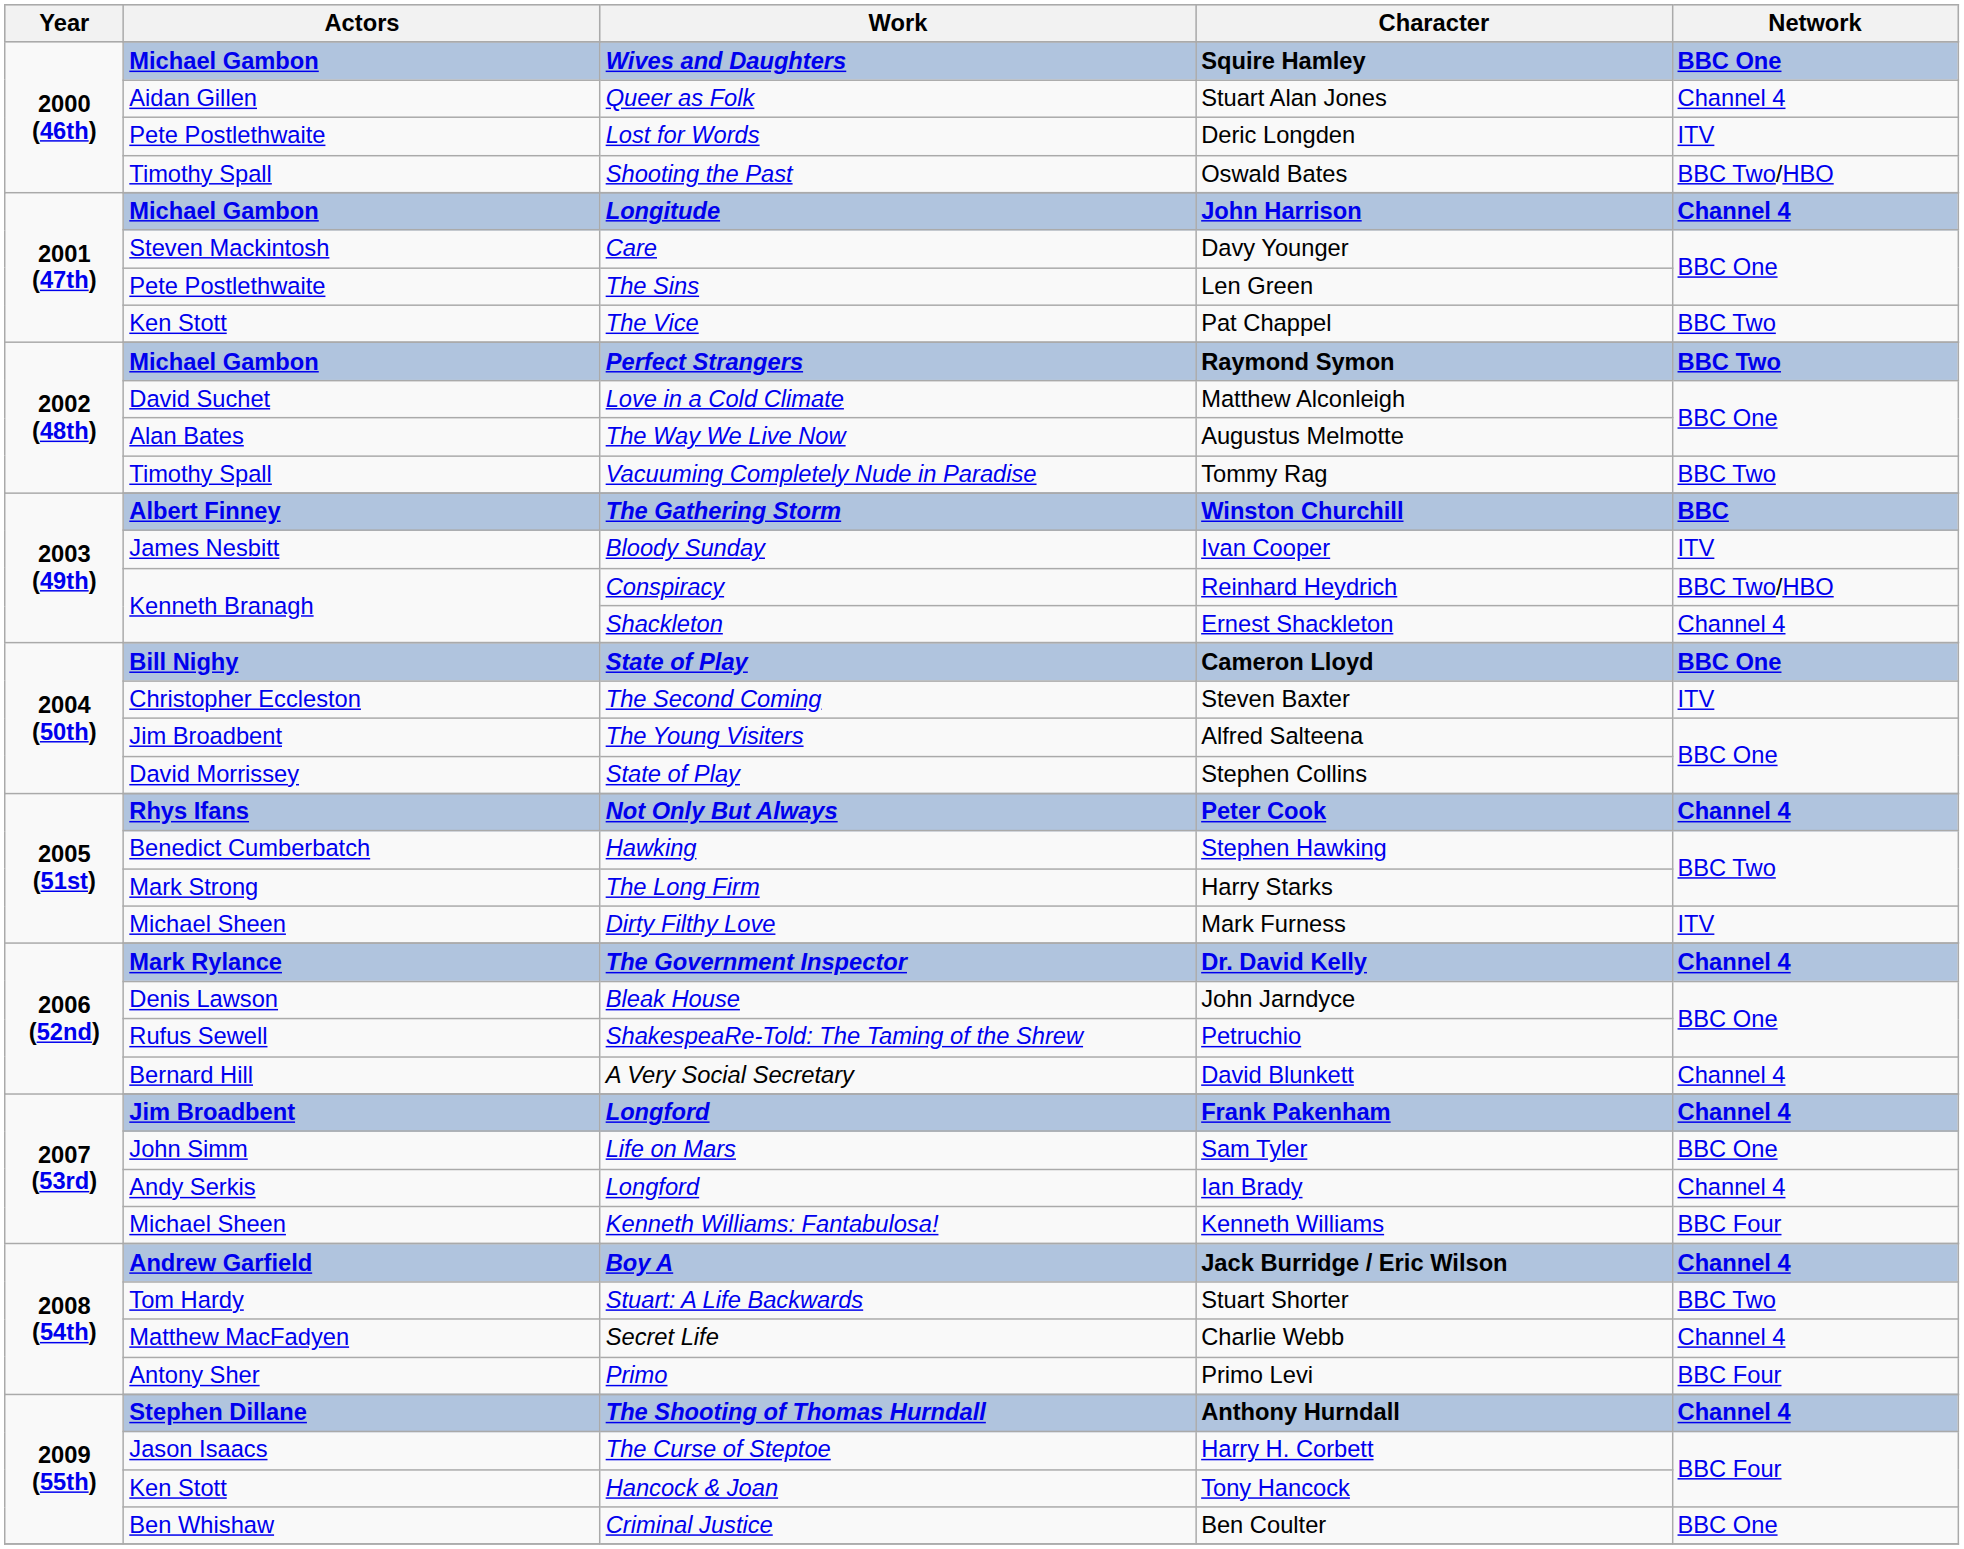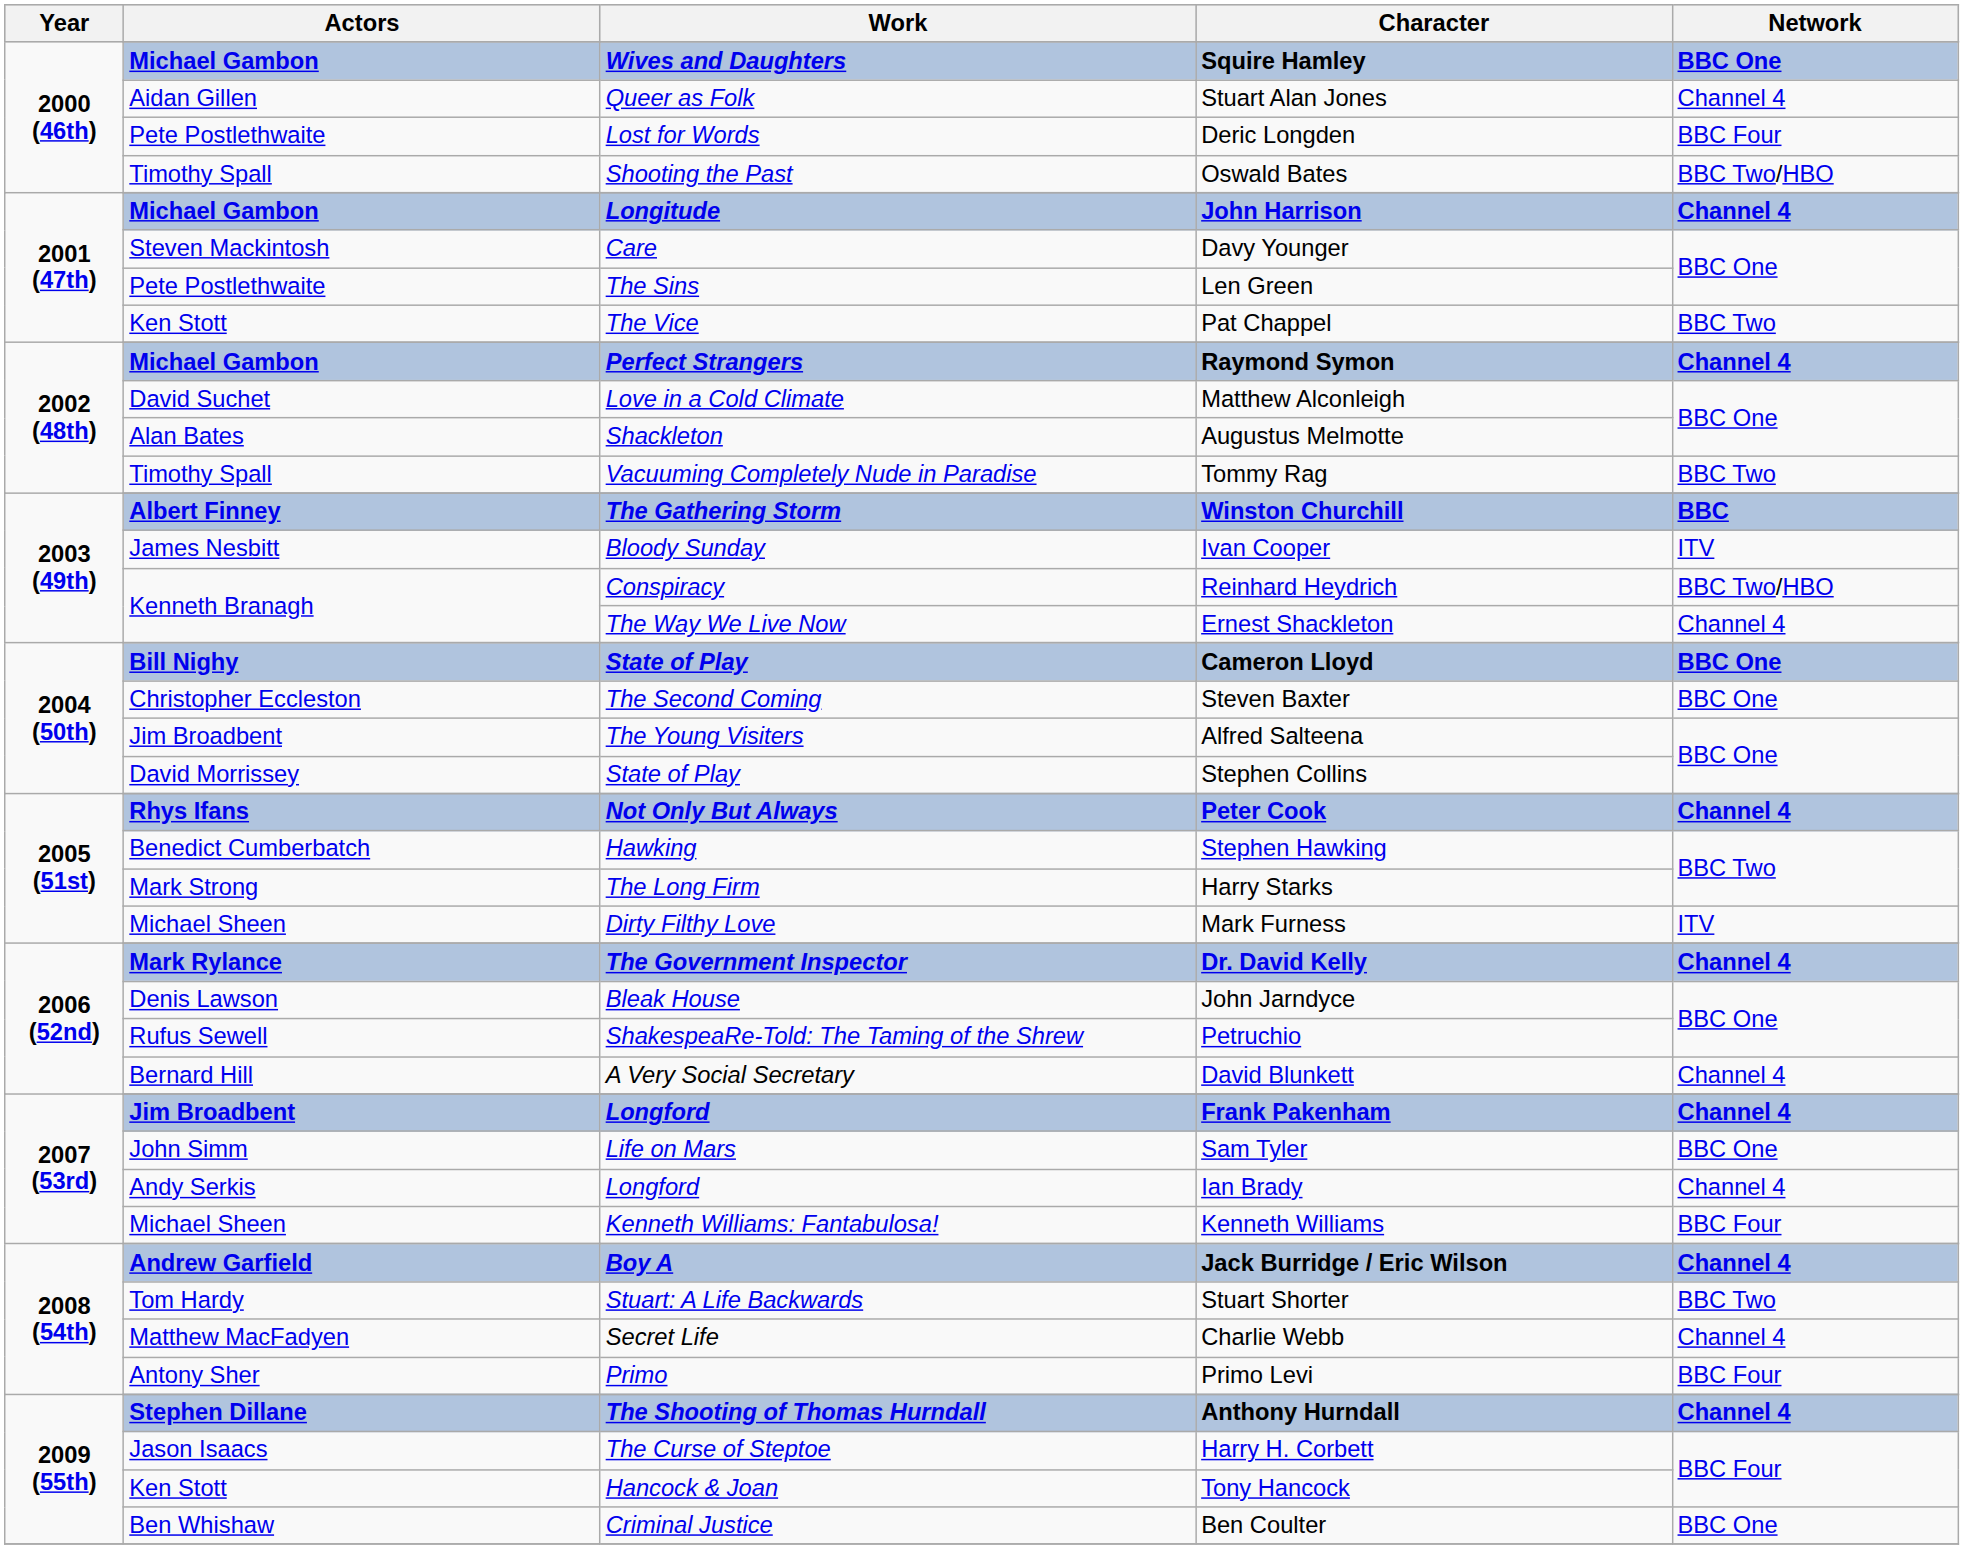(1696, 135) ITV -> (1730, 135) BBC Four
(1729, 361) BBC Two -> (1734, 361) Channel 4
(726, 436) The Way We Live Now -> (664, 436) Shackleton
(664, 624) Shackleton -> (726, 624) The Way We Live Now
(1696, 699) ITV -> (1728, 699) BBC One
